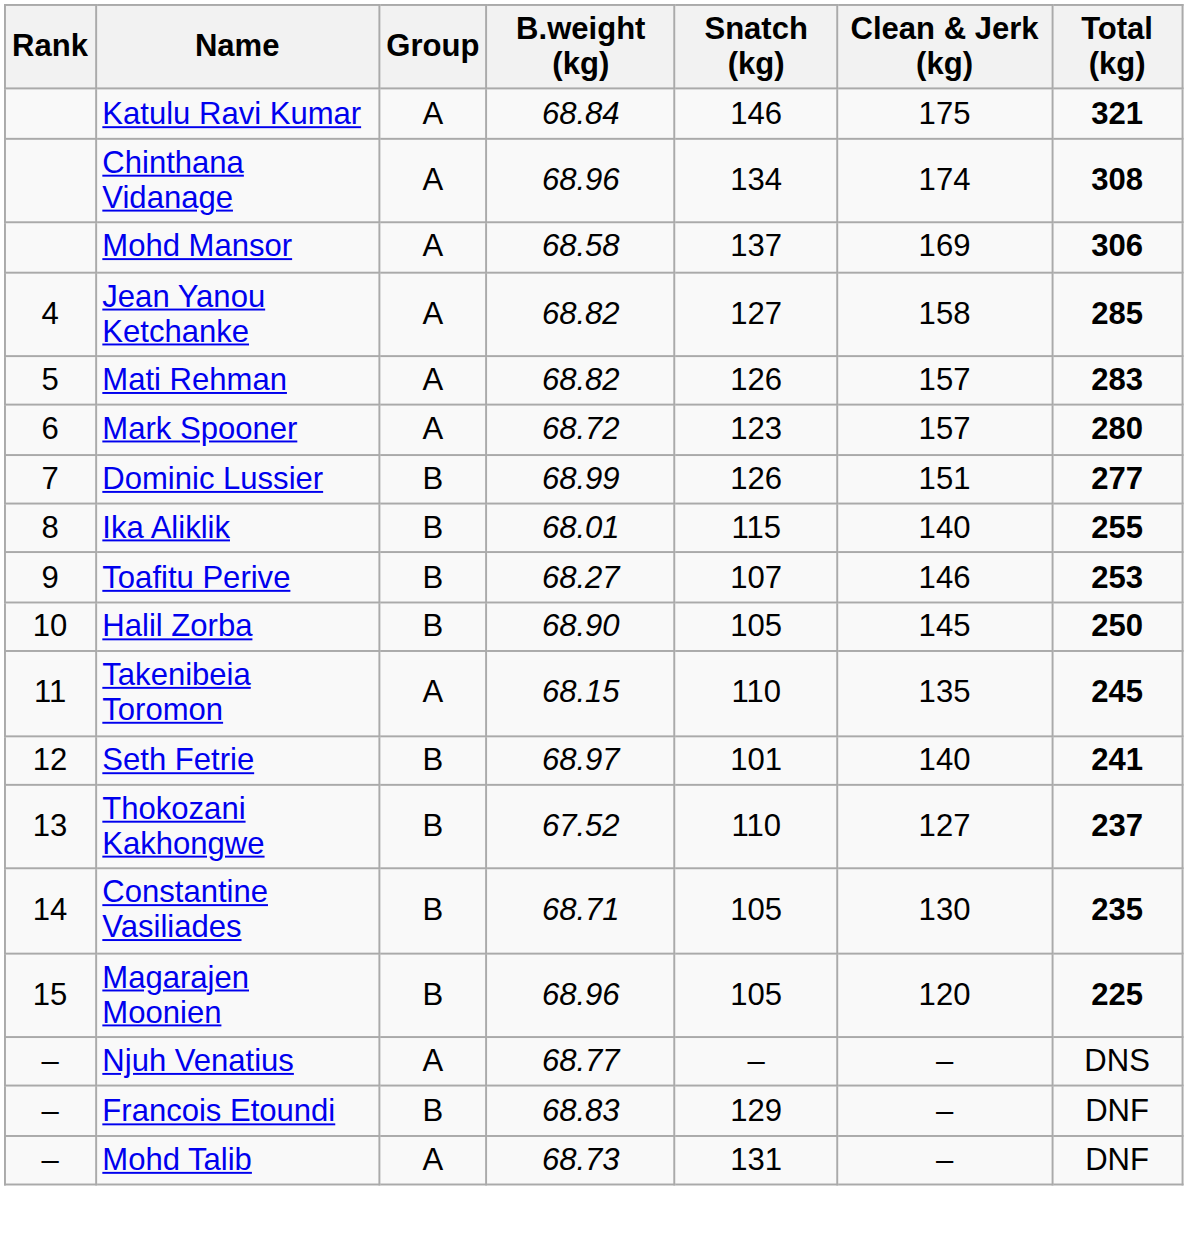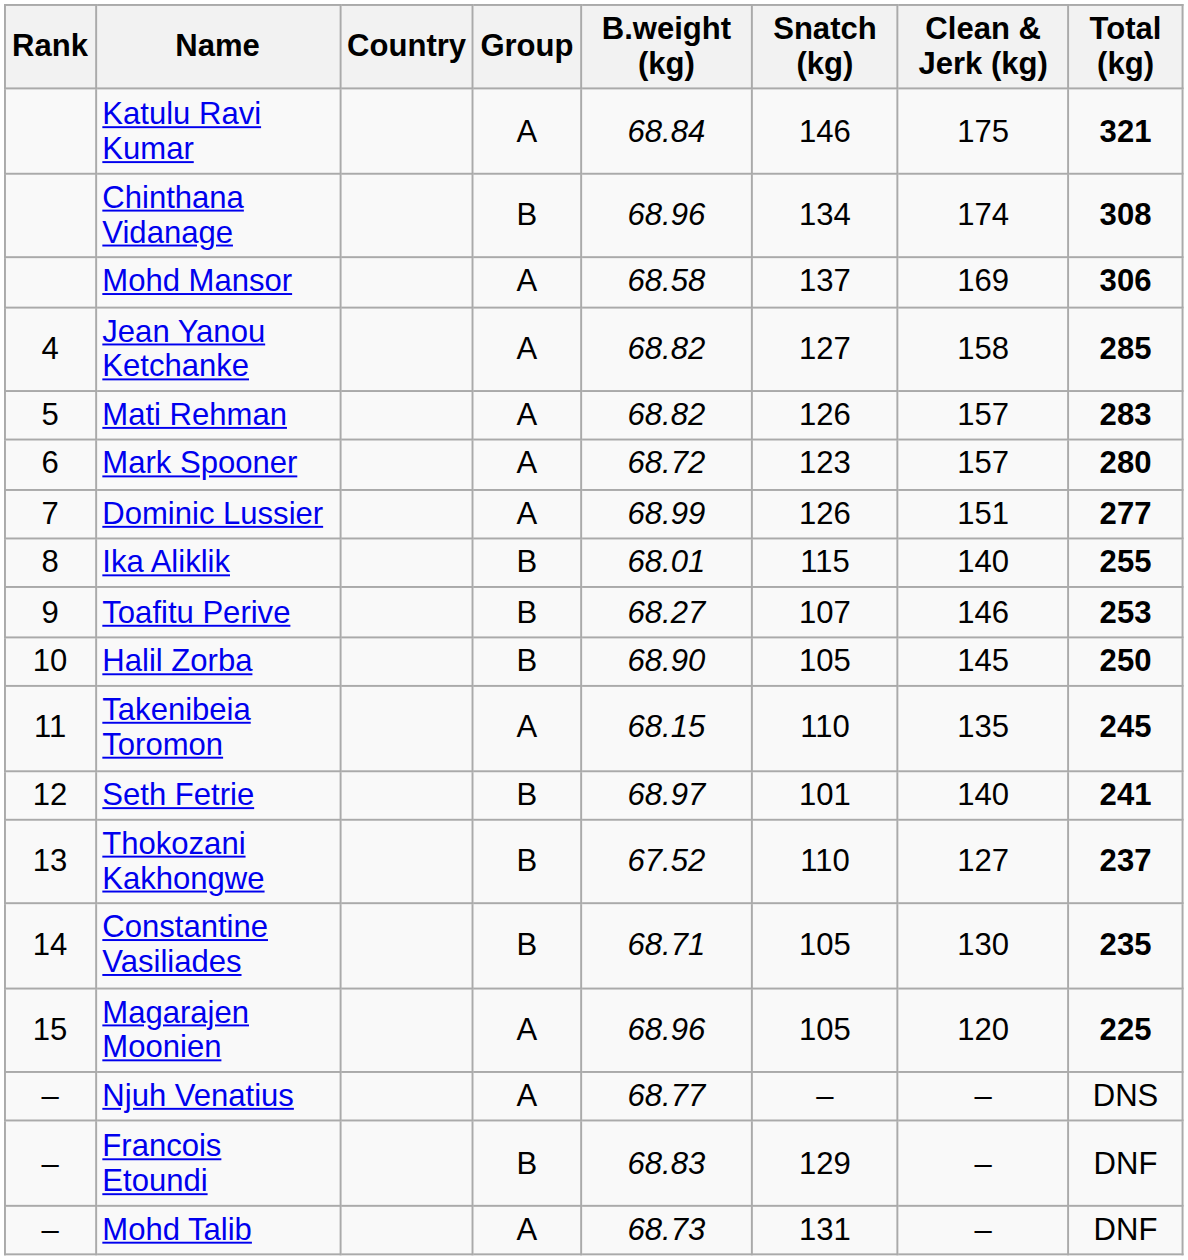+ column: (407, 46)
(433, 179) A -> (527, 214) B
(433, 478) B -> (527, 513) A
(433, 994) B -> (527, 1029) A
